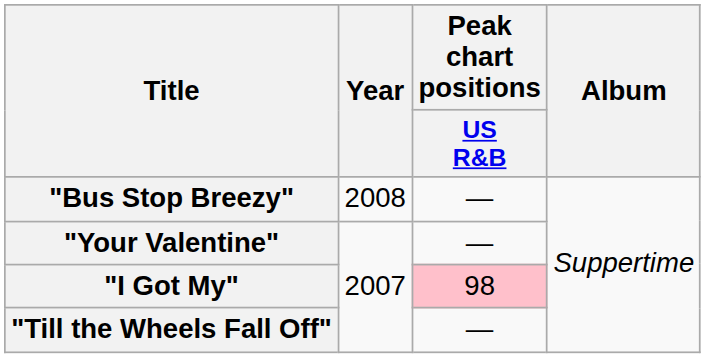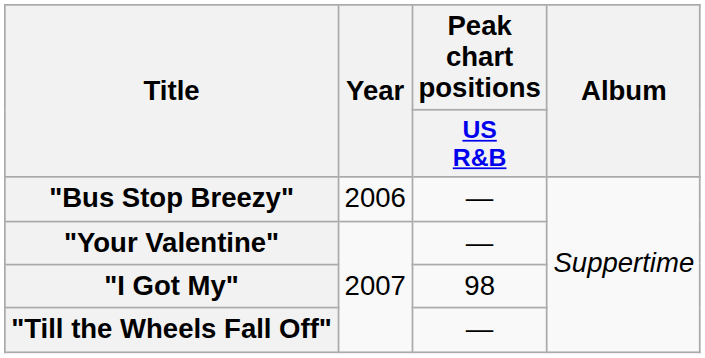(375, 198) 2008 -> (375, 198) 2006
(480, 285) pink background -> (480, 285) no background
